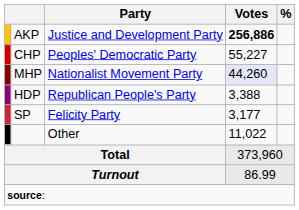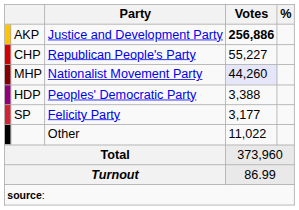(122, 54) Peoples' Democratic Party -> (122, 54) Republican People's Party
(122, 94) Republican People's Party -> (122, 94) Peoples' Democratic Party
